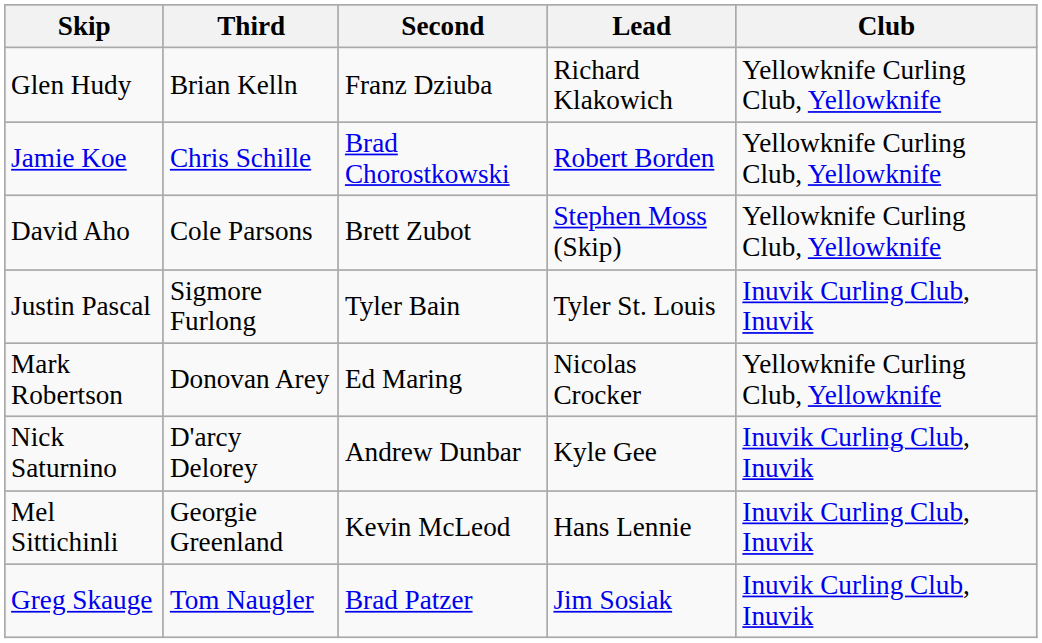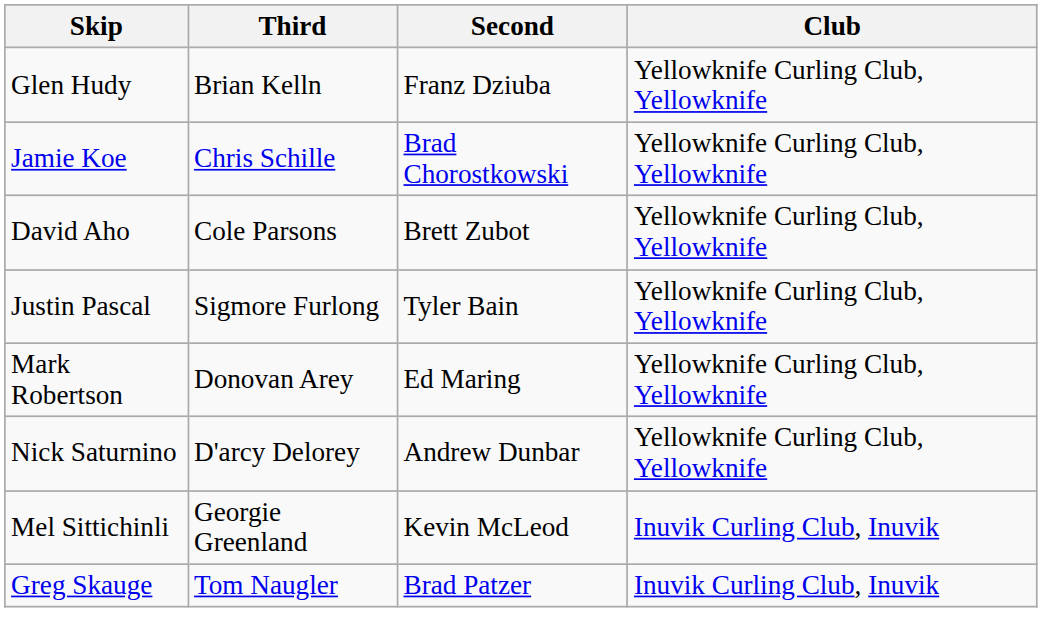- column: (642, 26)
(856, 305) Inuvik Curling Club, Inuvik -> (779, 305) Yellowknife Curling Club, Yellowknife
(856, 453) Inuvik Curling Club, Inuvik -> (779, 453) Yellowknife Curling Club, Yellowknife
